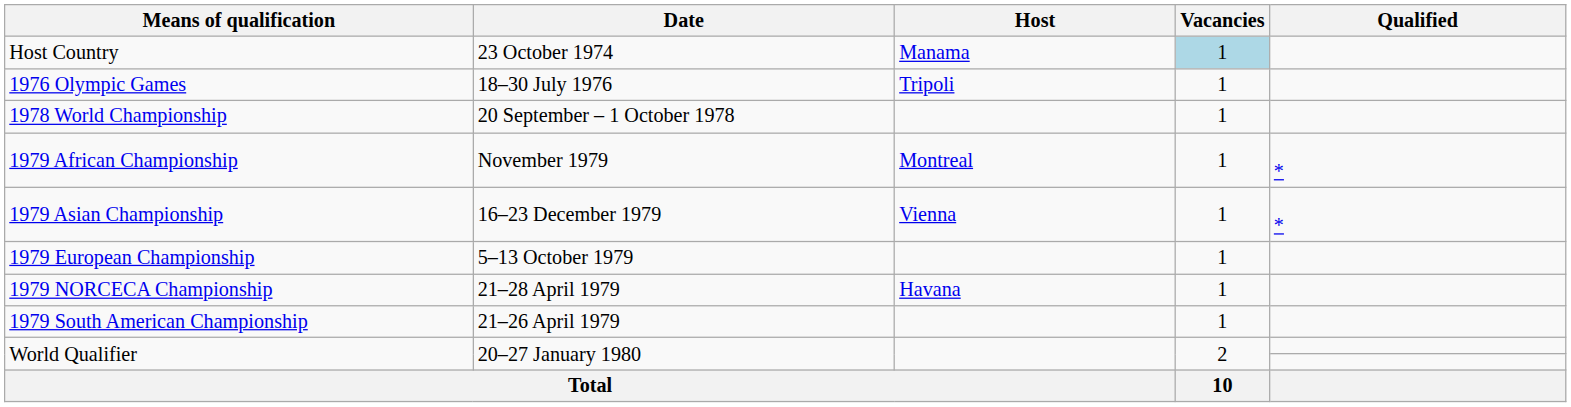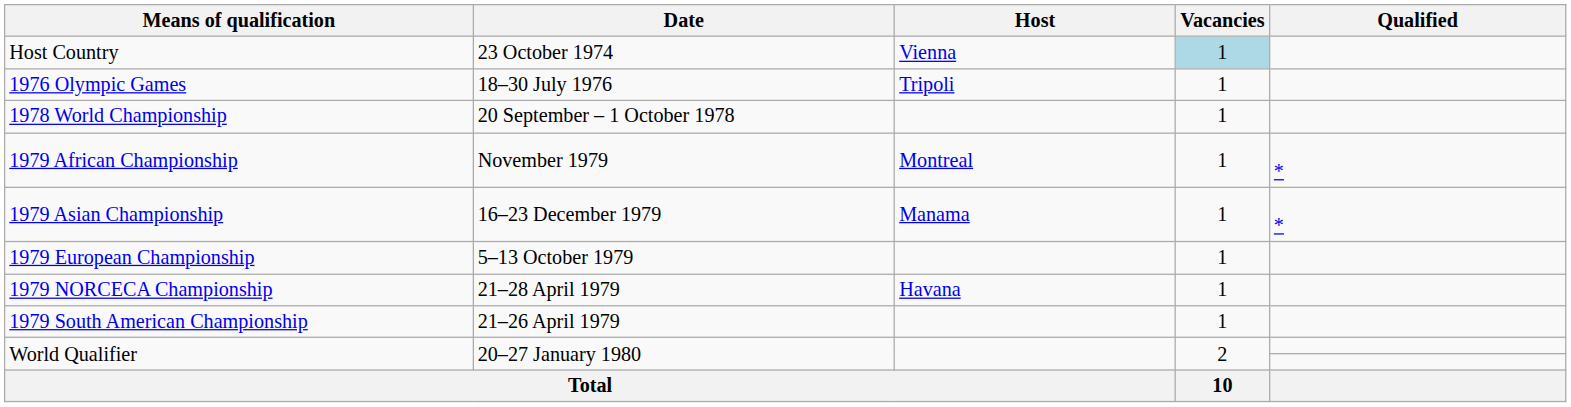(934, 52) Manama -> (928, 52) Vienna
(928, 214) Vienna -> (934, 214) Manama
